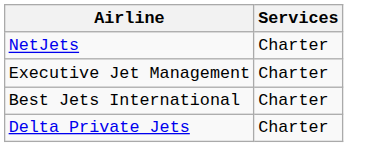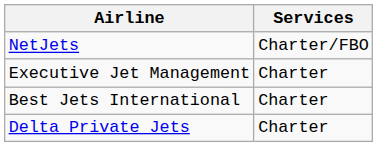(293, 46) Charter -> (314, 46) Charter/FBO
